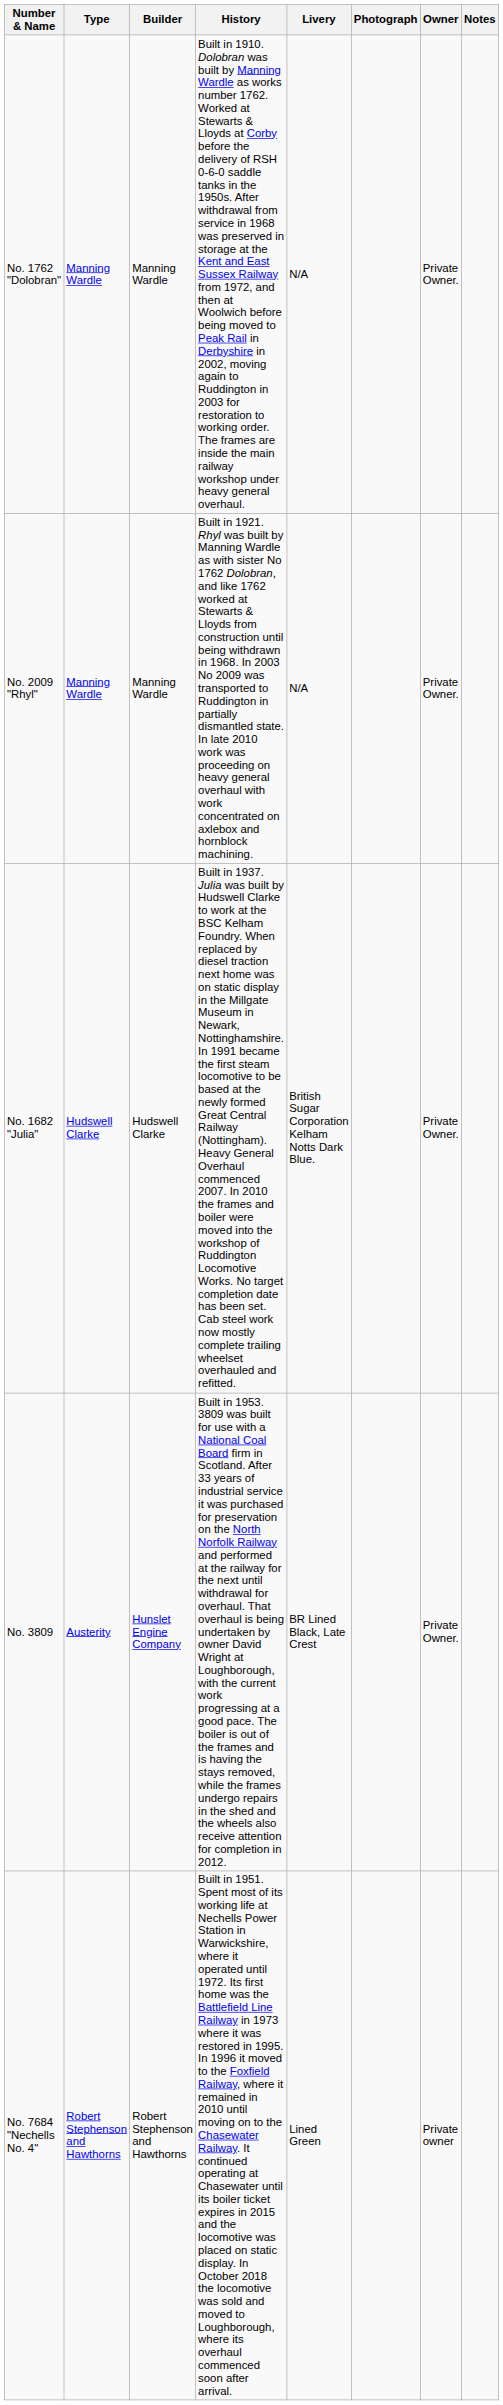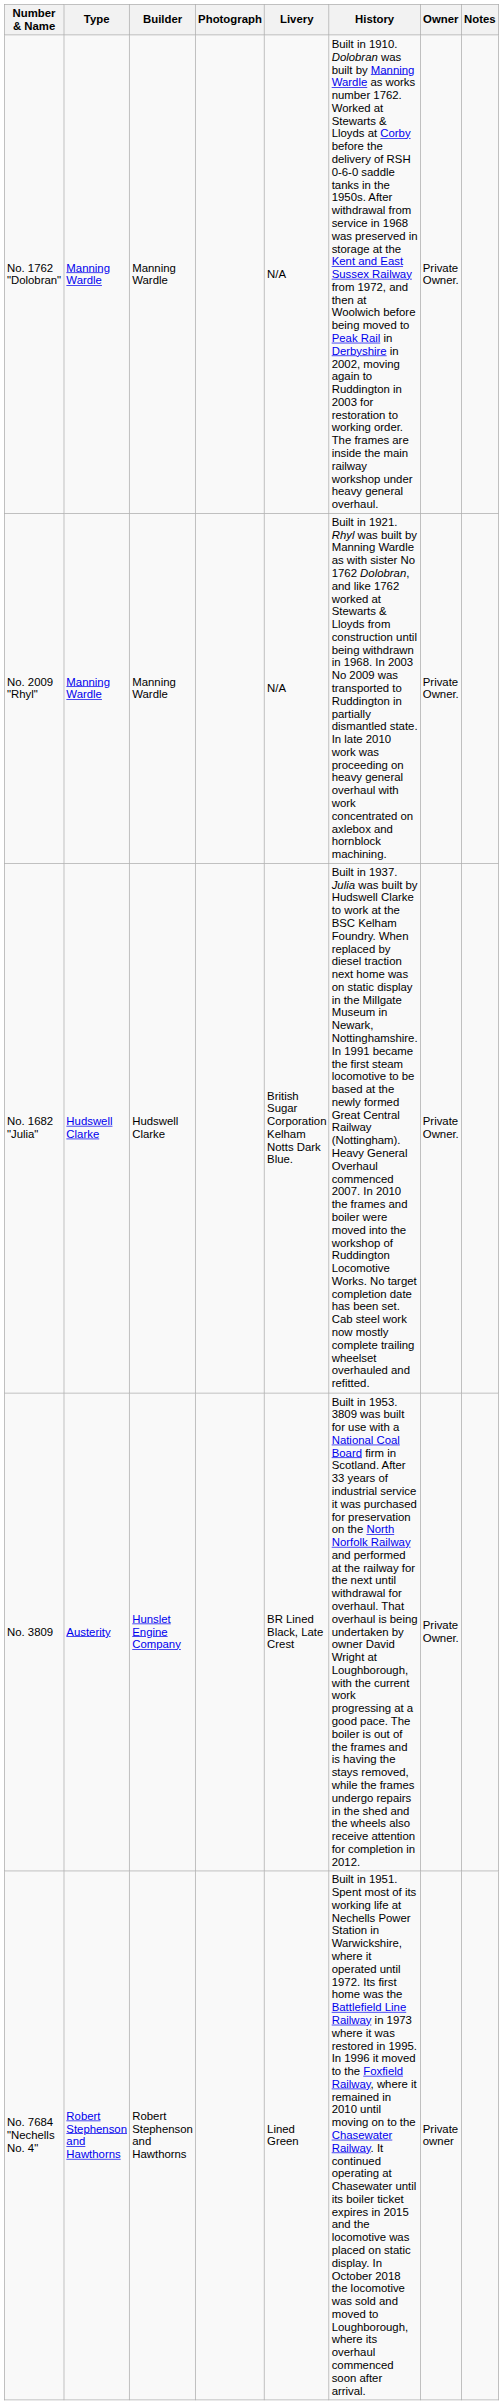columns swapped: (386, 19) <-> (241, 19)
